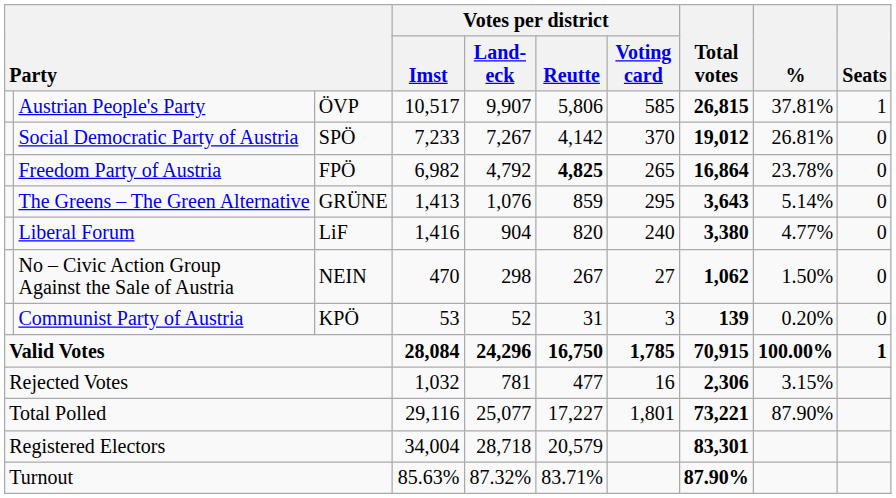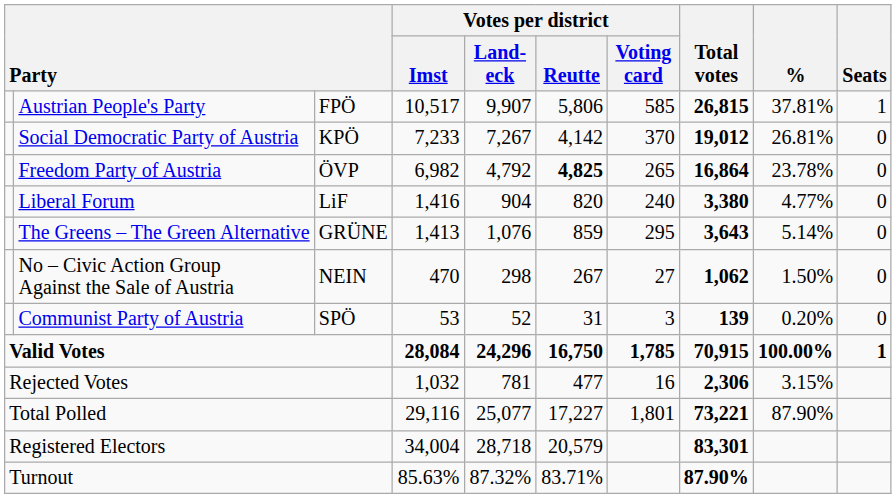(339, 106) ÖVP -> (337, 106) FPÖ
(337, 138) SPÖ -> (339, 138) KPÖ
(337, 169) FPÖ -> (339, 169) ÖVP
rows swapped: (164, 201) <-> (76, 233)
(339, 319) KPÖ -> (337, 319) SPÖ
